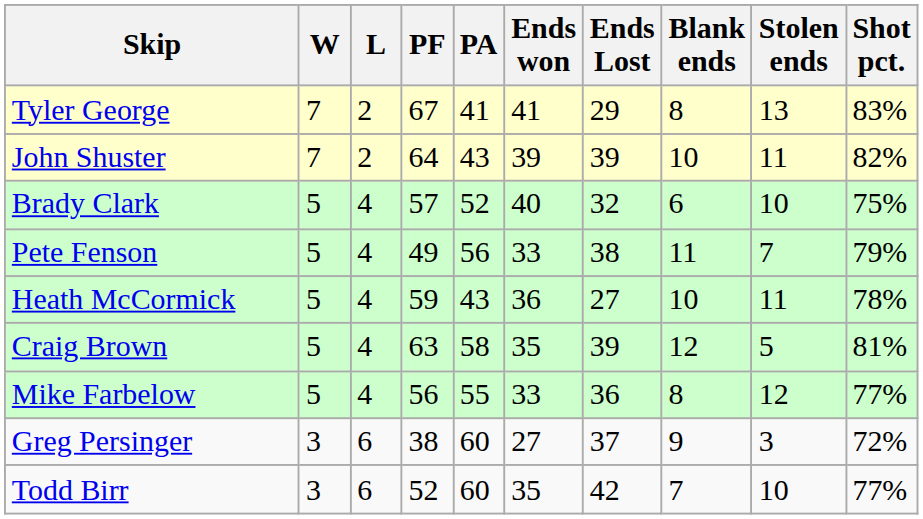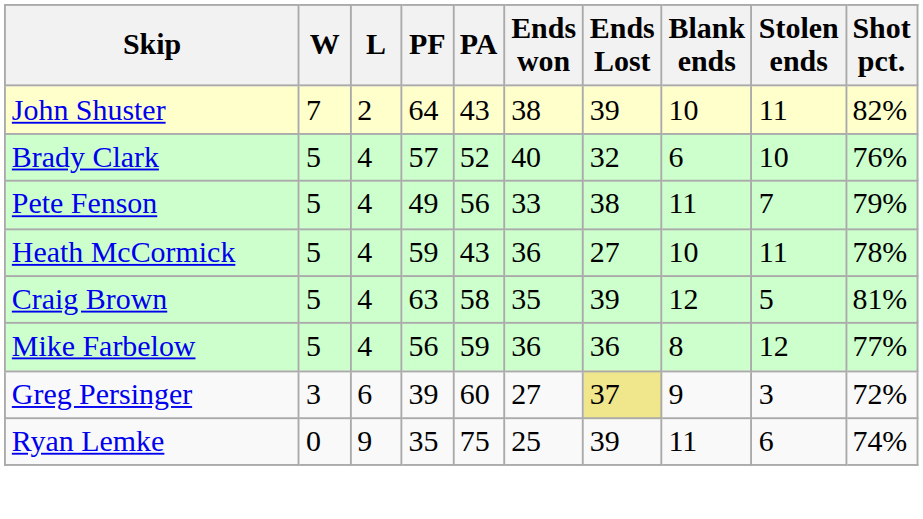- row: (91, 109)
(526, 156) 39 -> (526, 109) 38
(880, 204) 75% -> (880, 156) 76%
(475, 394) 55 -> (475, 346) 59
(526, 394) 33 -> (526, 346) 36
(423, 441) 38 -> (423, 394) 39
(605, 441) no background -> (605, 394) khaki background
- row: (70, 488)
+ row: (88, 441)
